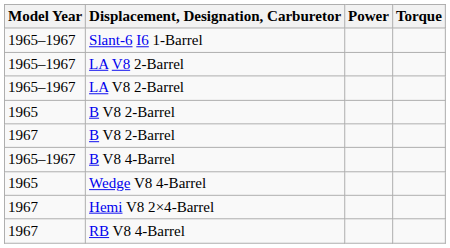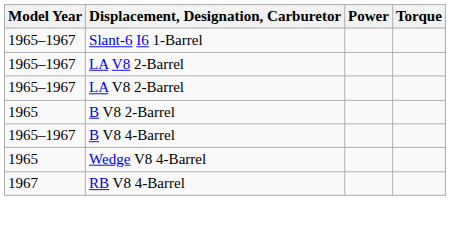- row: (23, 135)
- row: (23, 207)
